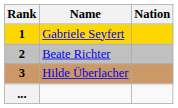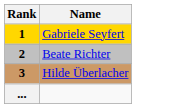- column: (152, 14)
